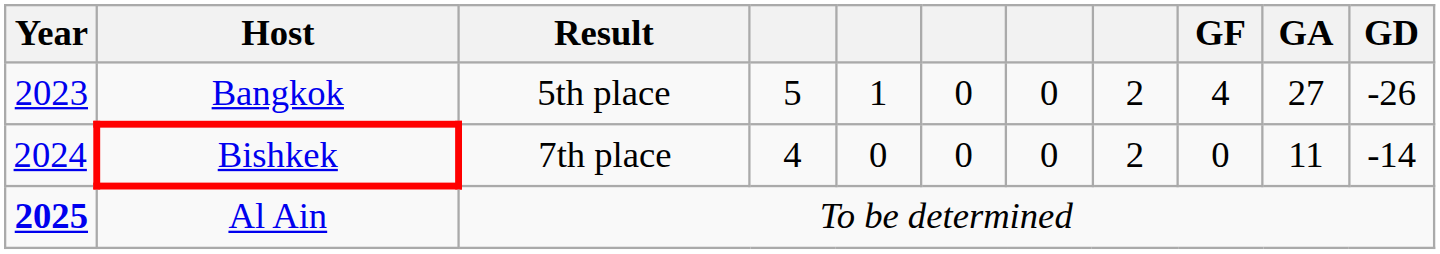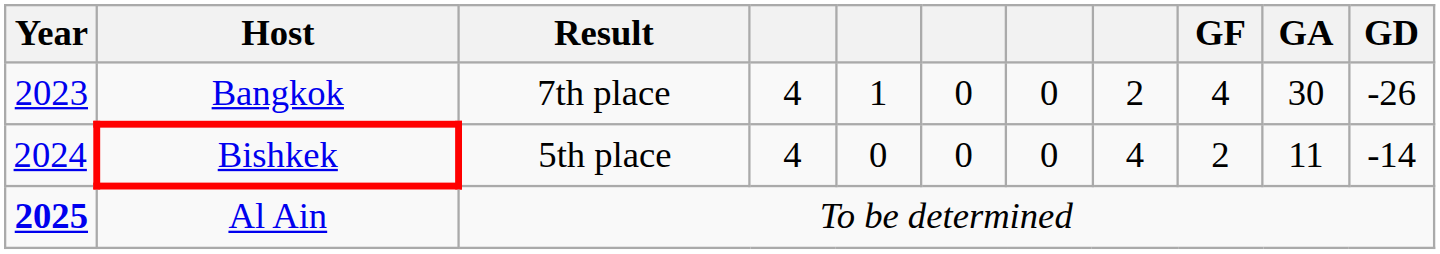(604, 92) 5th place -> (604, 92) 7th place
(792, 92) 5 -> (792, 92) 4
(1306, 92) 27 -> (1306, 92) 30
(605, 154) 7th place -> (605, 154) 5th place
(1135, 154) 2 -> (1135, 154) 4
(1220, 154) 0 -> (1220, 154) 2
